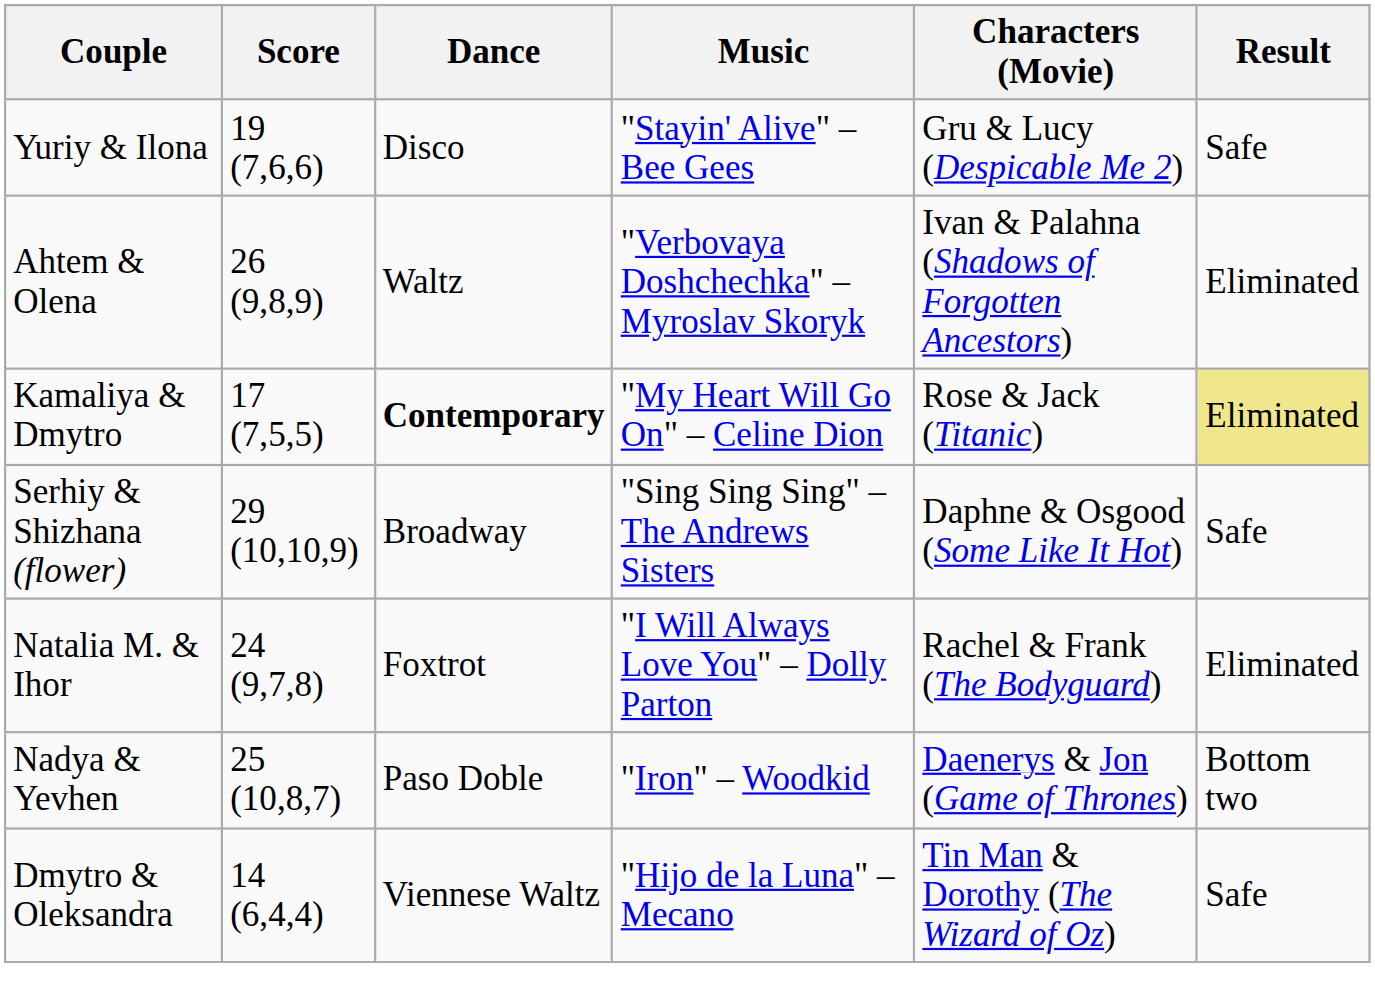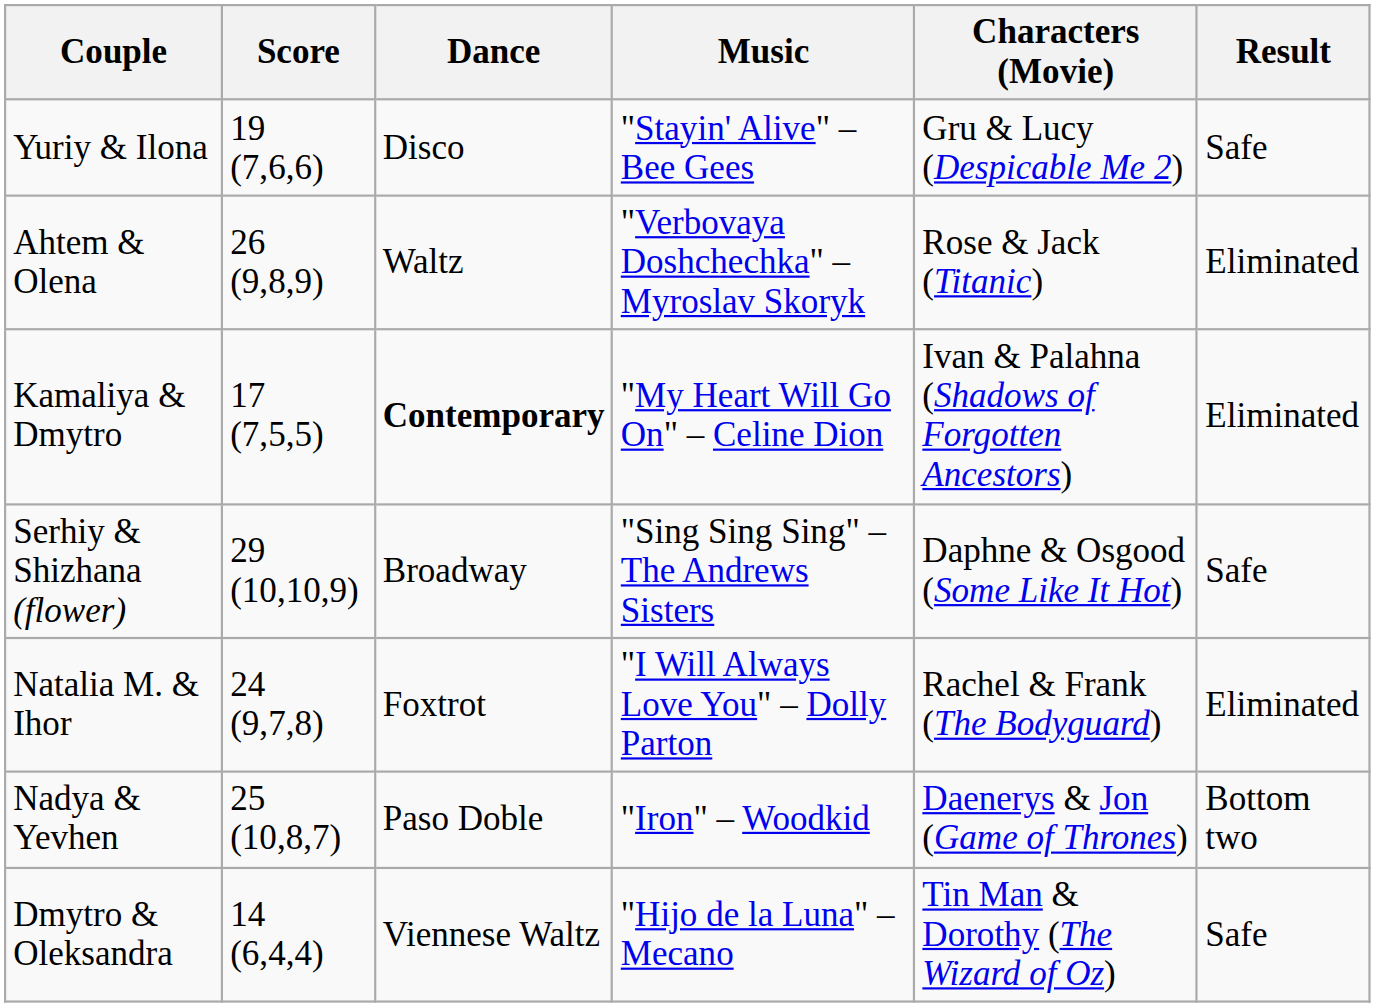(1031, 281) Ivan & Palahna (Shadows of Forgotten Ancestors) -> (1011, 261) Rose & Jack (Titanic)
(1011, 415) Rose & Jack (Titanic) -> (1031, 415) Ivan & Palahna (Shadows of Forgotten Ancestors)
(1282, 415) khaki background -> (1282, 415) no background
